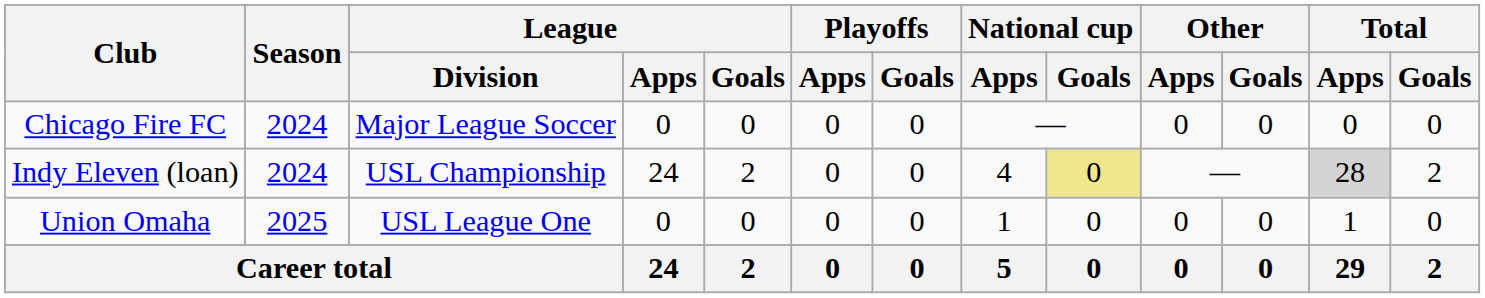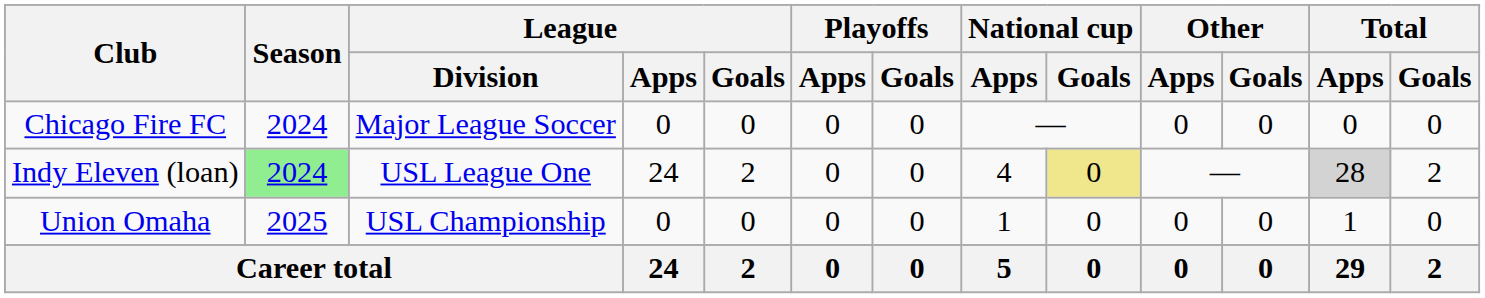(297, 172) no background -> (297, 172) lightgreen background
(486, 172) USL Championship -> (486, 172) USL League One
(486, 220) USL League One -> (486, 220) USL Championship
